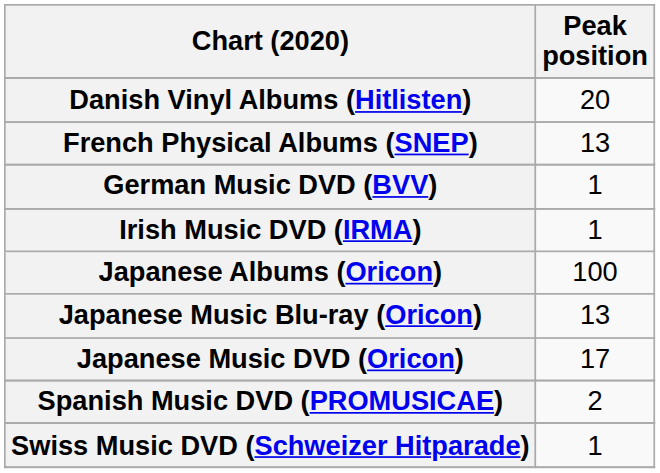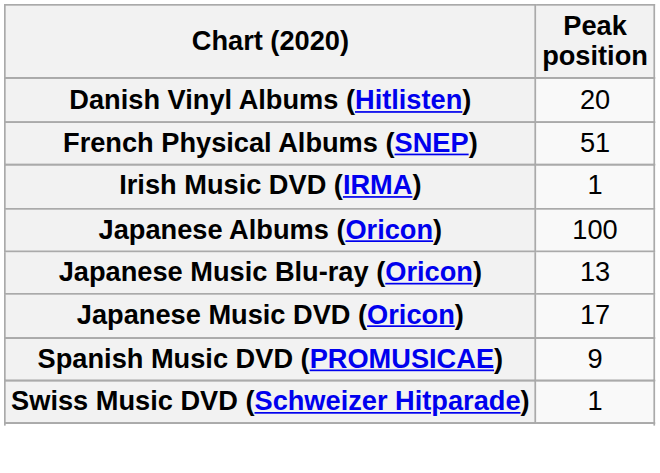(595, 142) 13 -> (595, 142) 51
- row: (270, 186)
(595, 401) 2 -> (595, 358) 9
